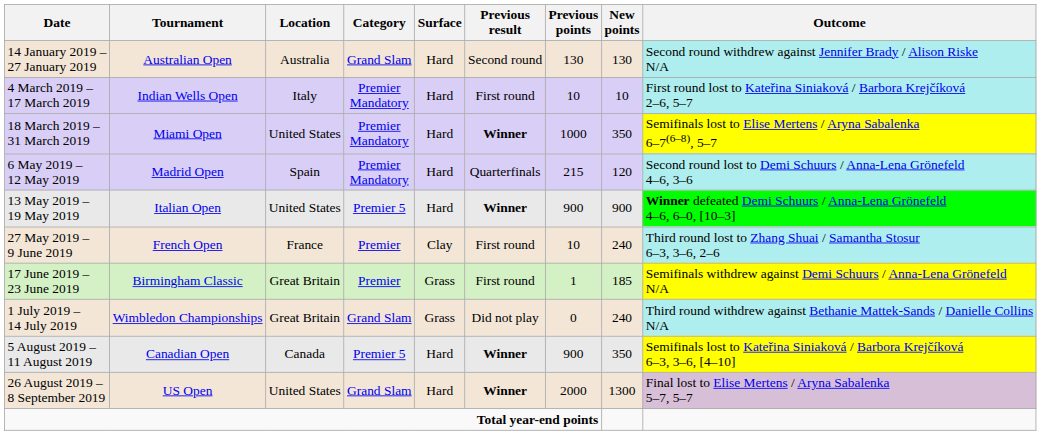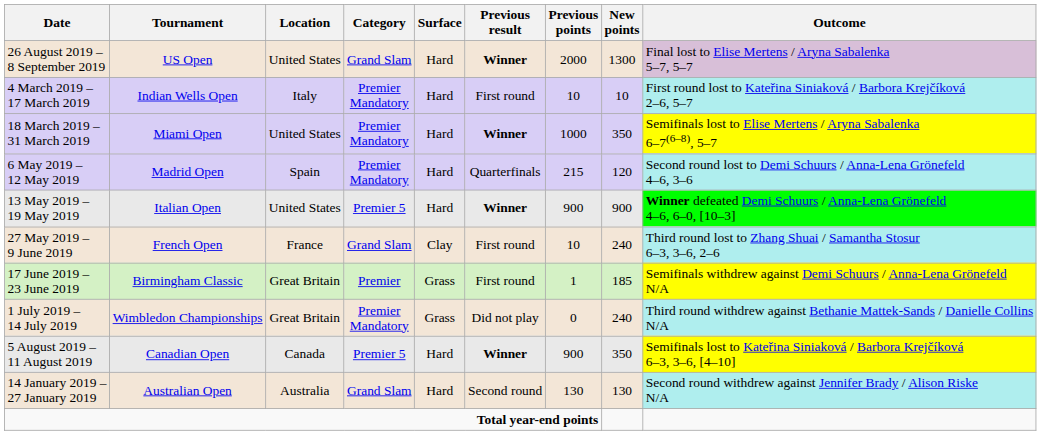rows swapped: (57, 59) <-> (56, 390)
(379, 244) Premier -> (379, 244) Grand Slam
(379, 317) Grand Slam -> (379, 317) Premier Mandatory
